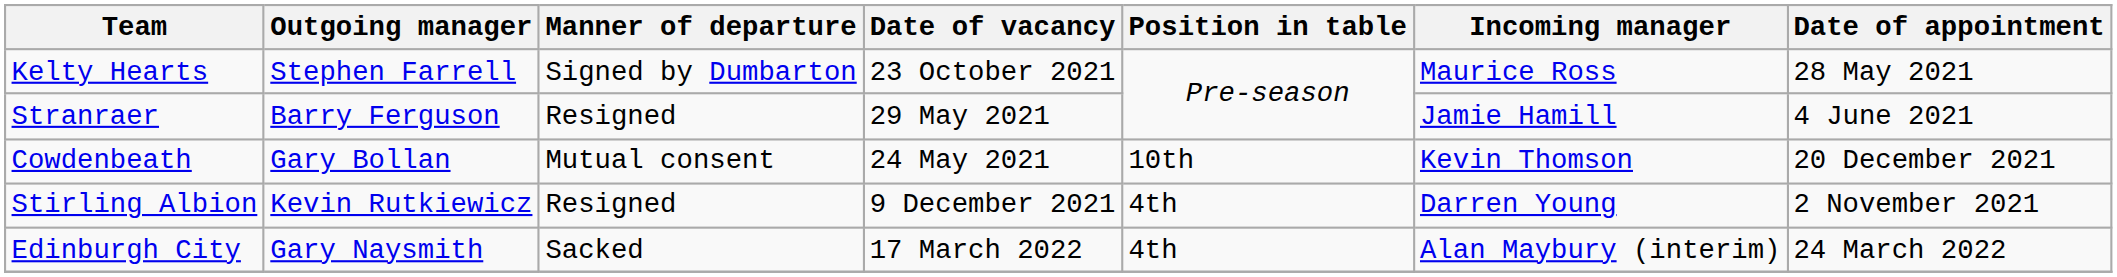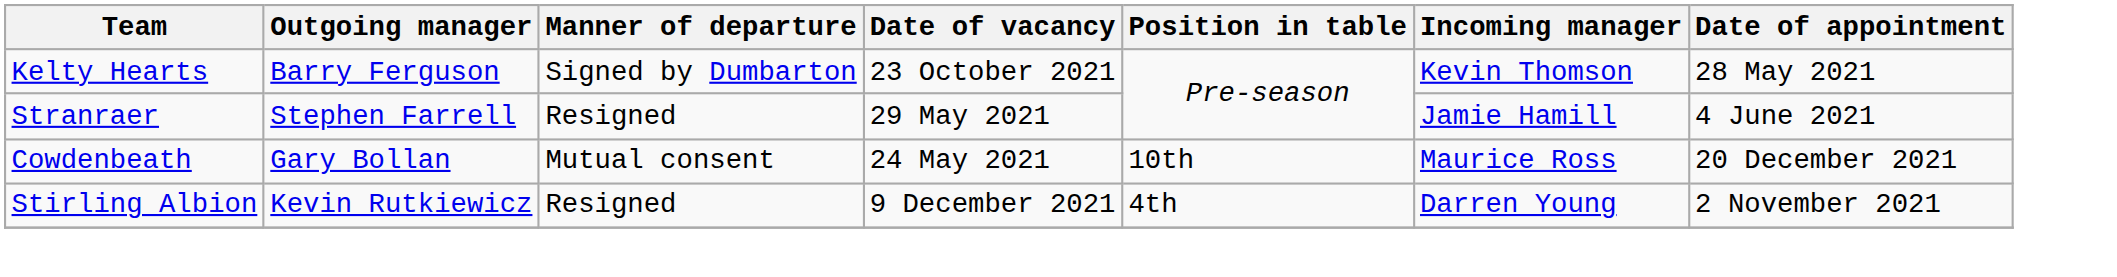(393, 72) Stephen Farrell -> (385, 72) Barry Ferguson
(1518, 72) Maurice Ross -> (1526, 72) Kevin Thomson
(385, 116) Barry Ferguson -> (393, 116) Stephen Farrell
(1526, 161) Kevin Thomson -> (1518, 161) Maurice Ross
- row: (126, 250)
